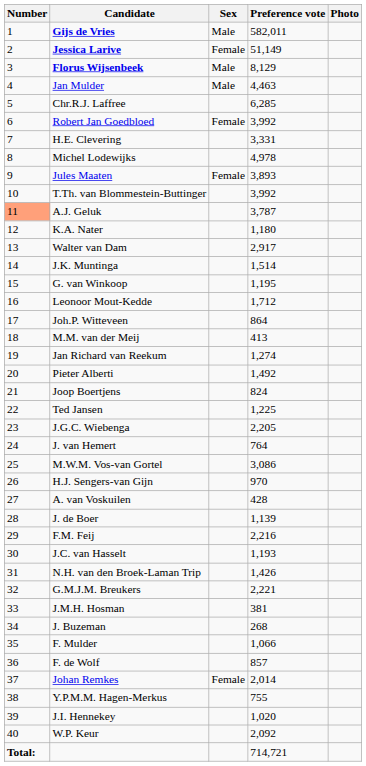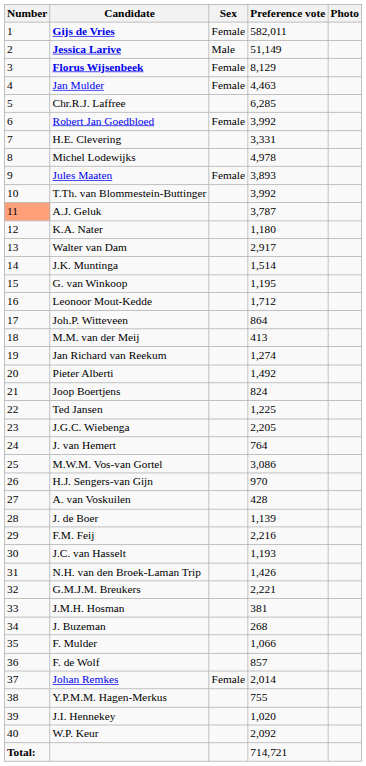(223, 31) Male -> (228, 31) Female
(228, 49) Female -> (223, 49) Male
(223, 67) Male -> (228, 67) Female
(223, 85) Male -> (228, 85) Female
